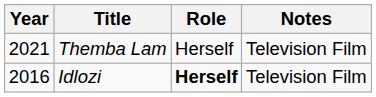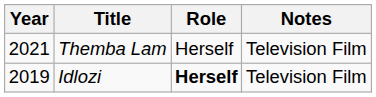(29, 77) 2016 -> (29, 77) 2019
